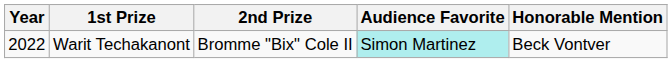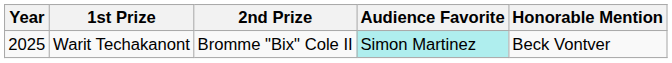(27, 44) 2022 -> (27, 44) 2025
